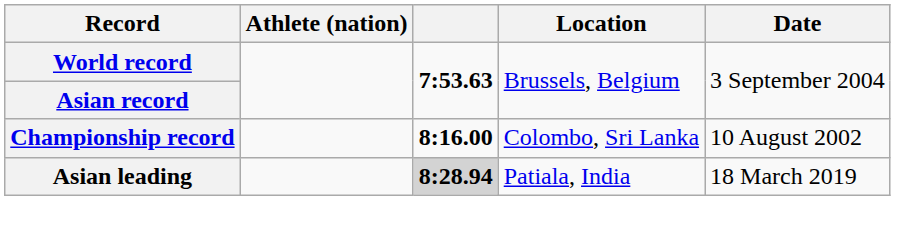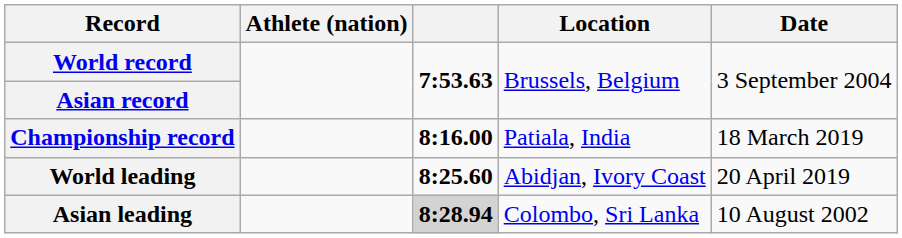(601, 137) Colombo, Sri Lanka -> (567, 137) Patiala, India
(786, 137) 10 August 2002 -> (790, 137) 18 March 2019
+ row: (122, 175)
(567, 175) Patiala, India -> (601, 213) Colombo, Sri Lanka
(783, 175) 18 March 2019 -> (793, 213) 10 August 2002
